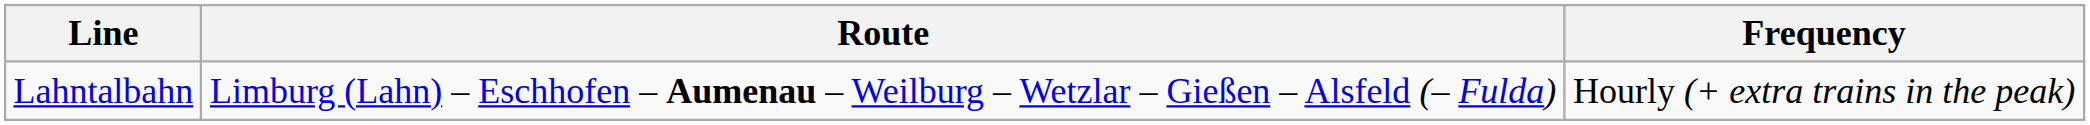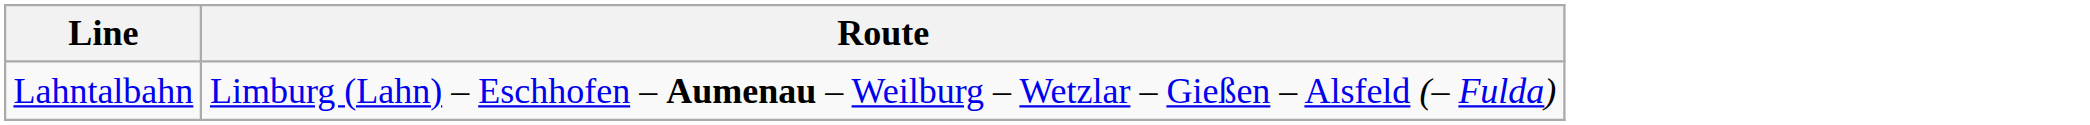- column: (1824, 33)
